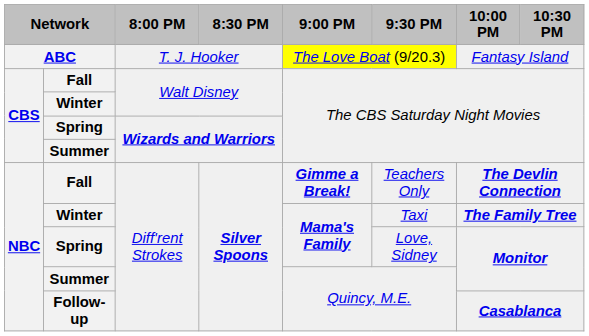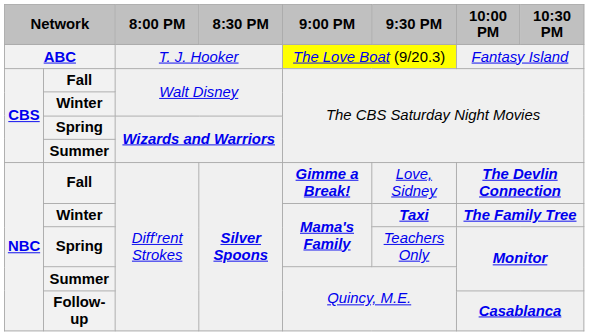(414, 183) Teachers Only -> (414, 183) Love, Sidney
(414, 214) normal -> (414, 214) bold
(414, 246) Love, Sidney -> (414, 246) Teachers Only
